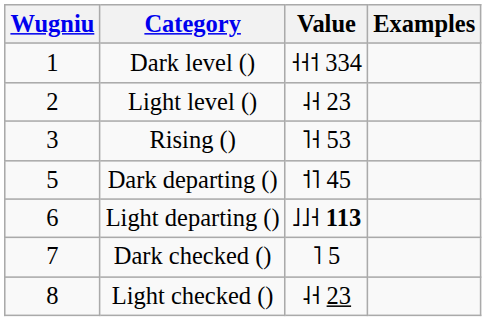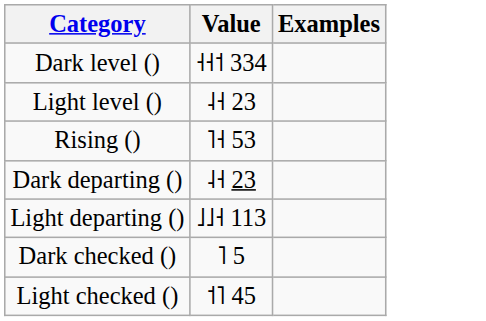- column: (52, 23)
(326, 179) ˦˥ 45 -> (231, 179) ˨˧ 23
(326, 218) bold -> (231, 218) normal
(326, 295) ˨˧ 23 -> (231, 295) ˦˥ 45
